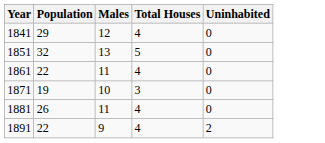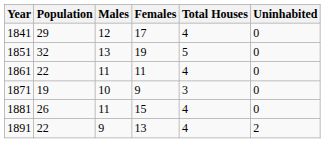+ column: (155, 14)
